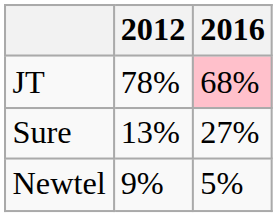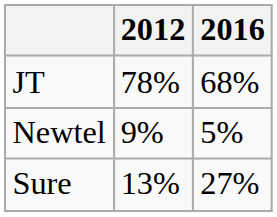(230, 81) pink background -> (230, 81) no background
rows swapped: (42, 132) <-> (59, 183)
